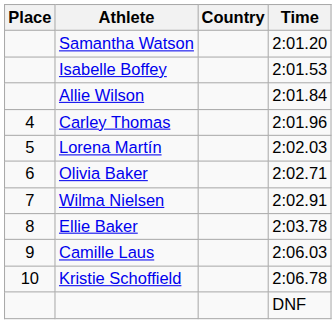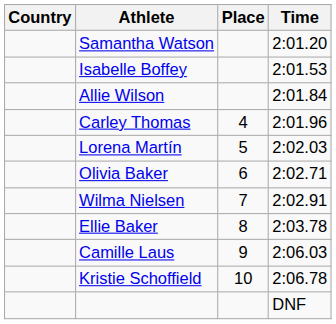columns swapped: (30, 17) <-> (233, 17)
